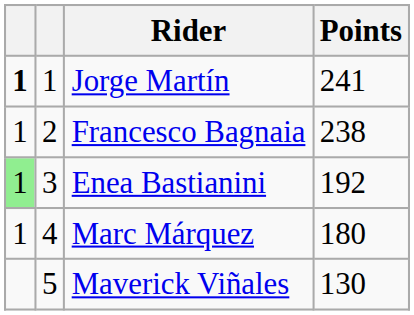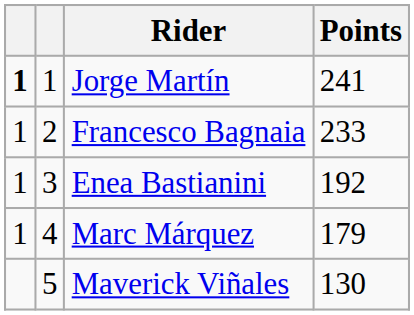(343, 131) 238 -> (343, 131) 233
(20, 182) lightgreen background -> (20, 182) no background
(343, 233) 180 -> (343, 233) 179
